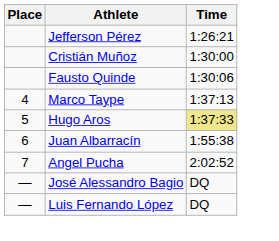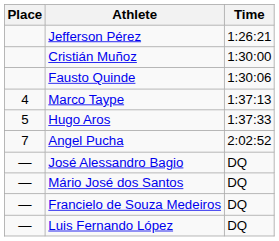(212, 120) khaki background -> (249, 120) no background
- row: (94, 141)
+ row: (116, 183)
+ row: (135, 204)
